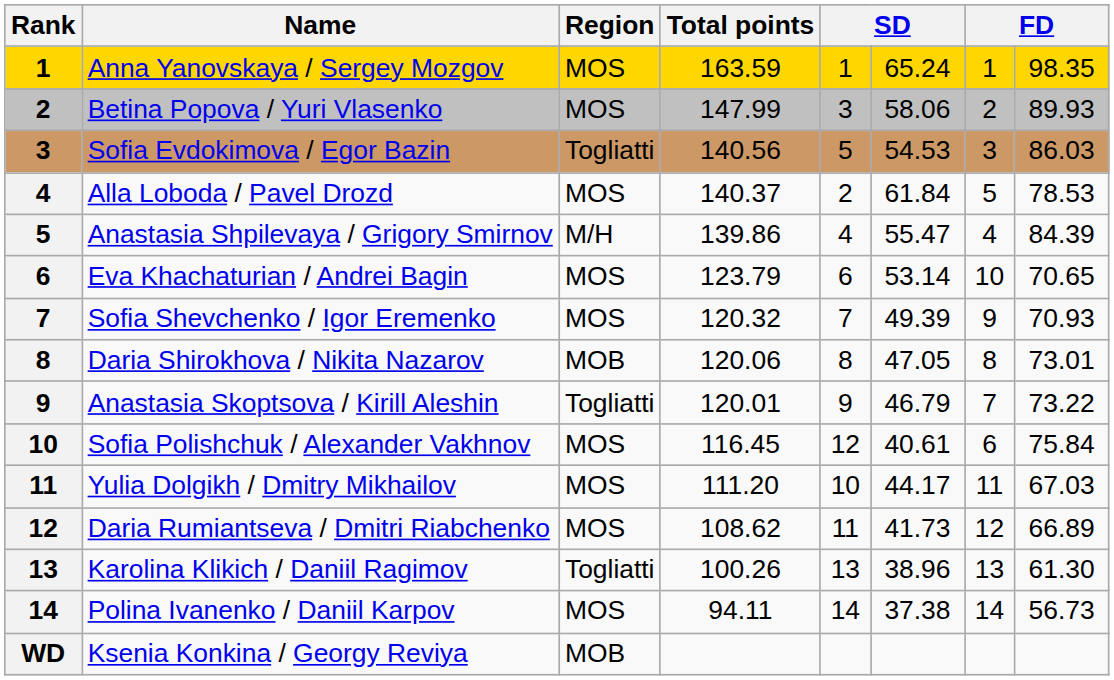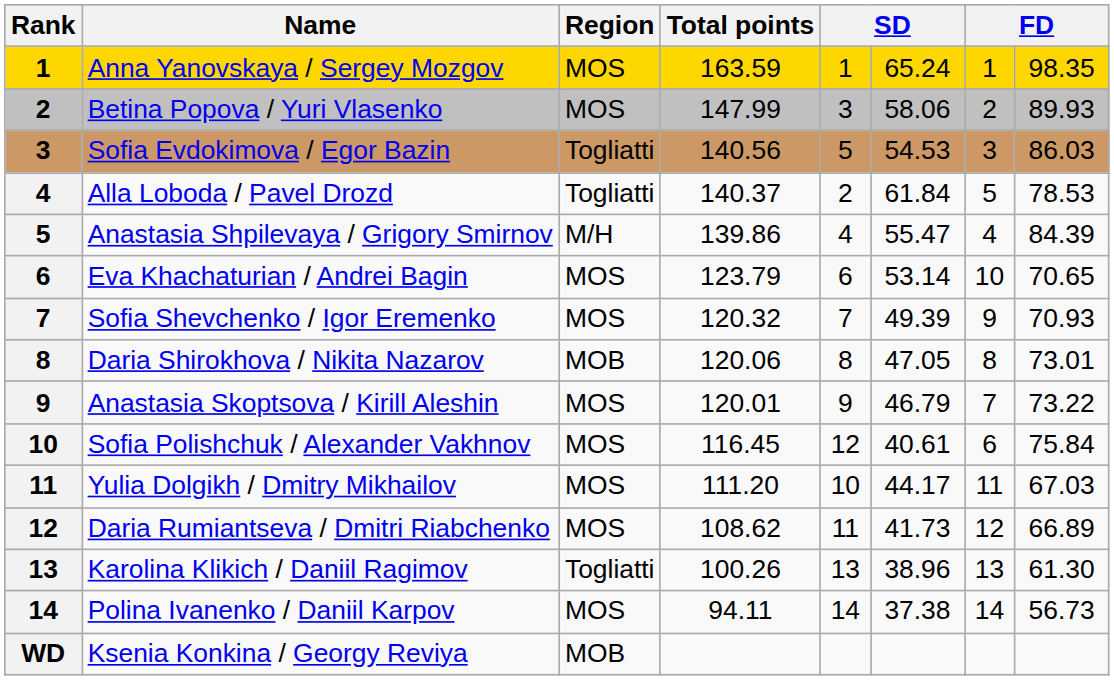(595, 192) MOS -> (610, 192) Togliatti
(610, 402) Togliatti -> (595, 402) MOS
